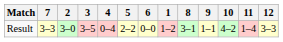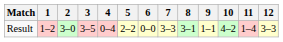columns swapped: (168, 12) <-> (48, 12)
